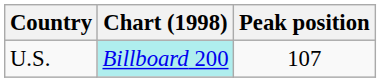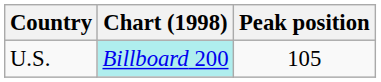(304, 58) 107 -> (304, 58) 105
